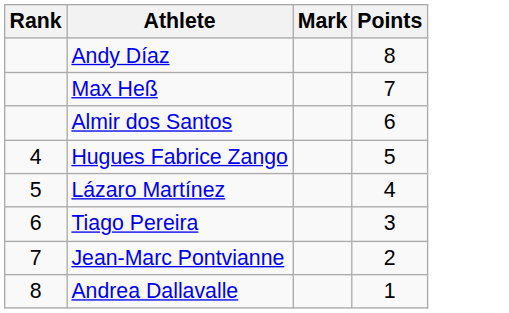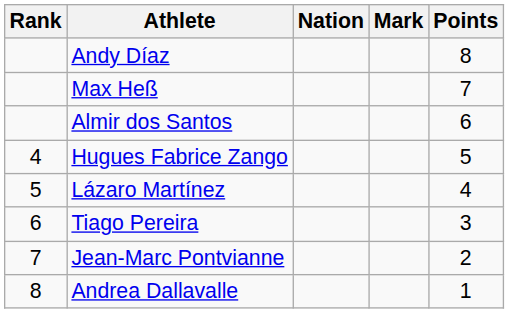+ column: (331, 21)
